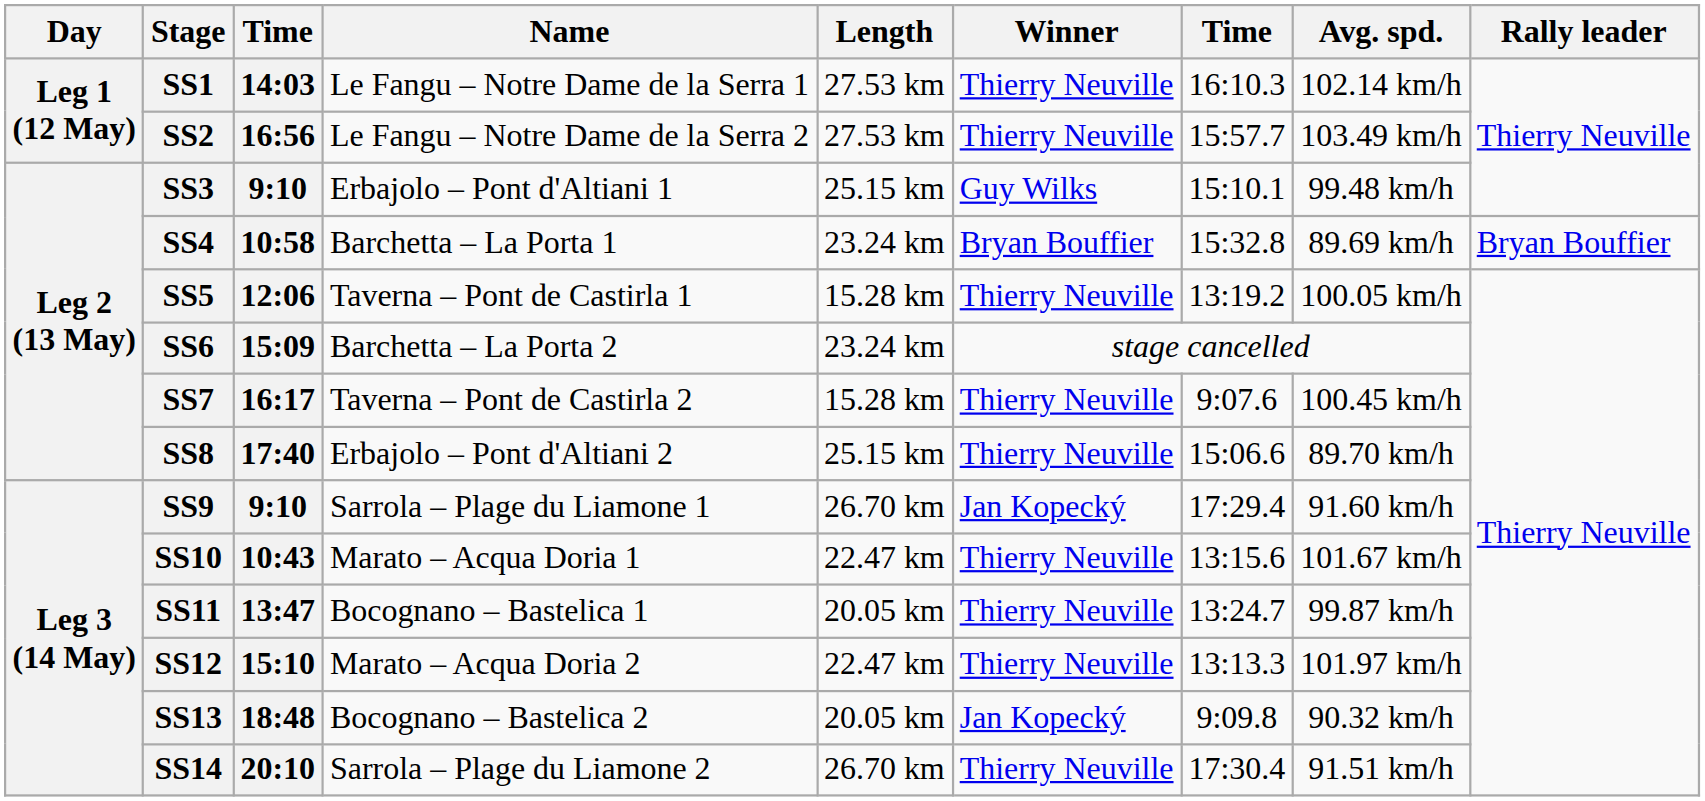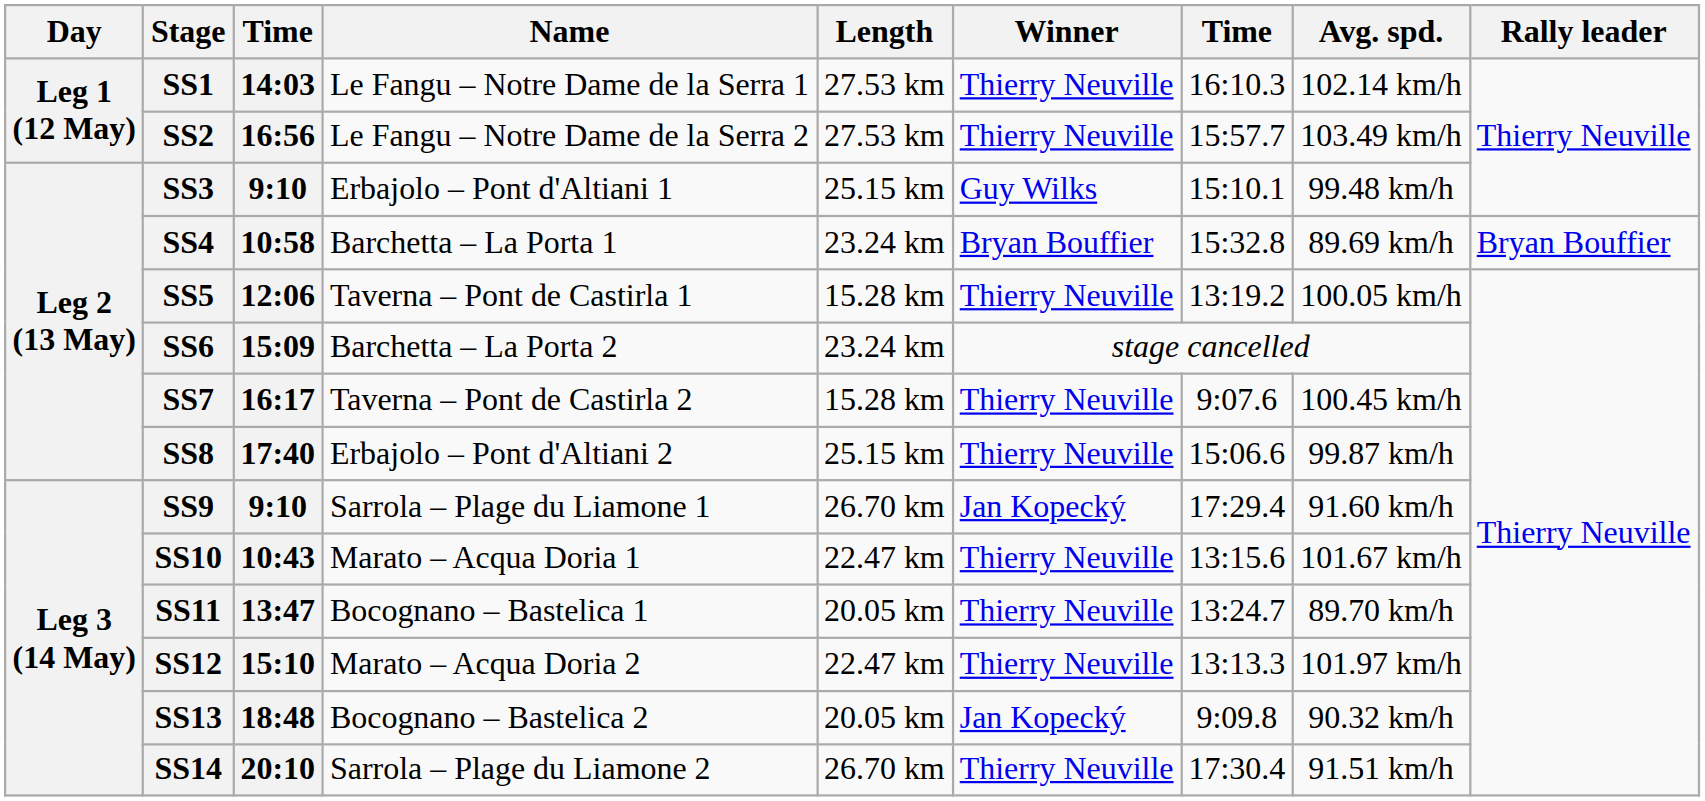(1381, 453) 89.70 km/h -> (1381, 453) 99.87 km/h
(1381, 611) 99.87 km/h -> (1381, 611) 89.70 km/h
